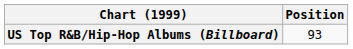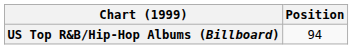(315, 34) 93 -> (315, 34) 94
